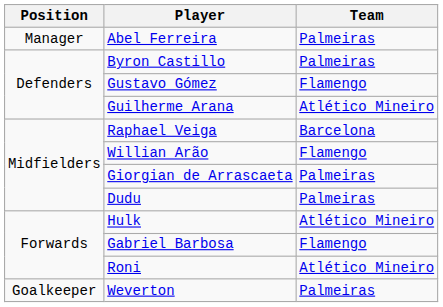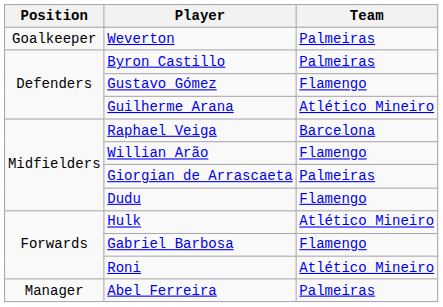rows swapped: (141, 291) <-> (162, 39)
(337, 199) Palmeiras -> (333, 199) Flamengo
